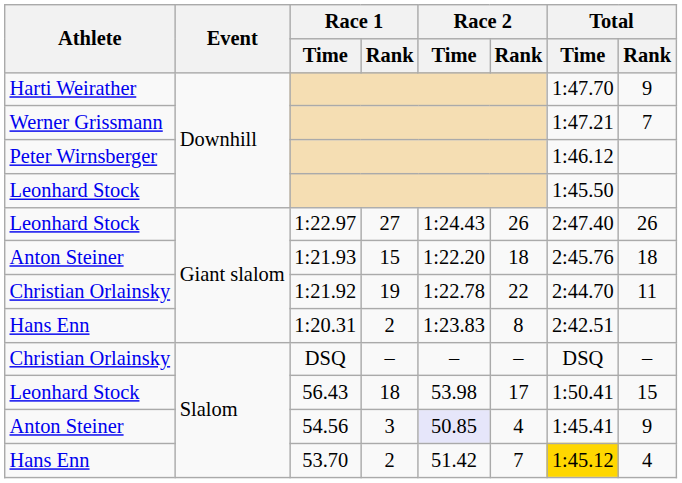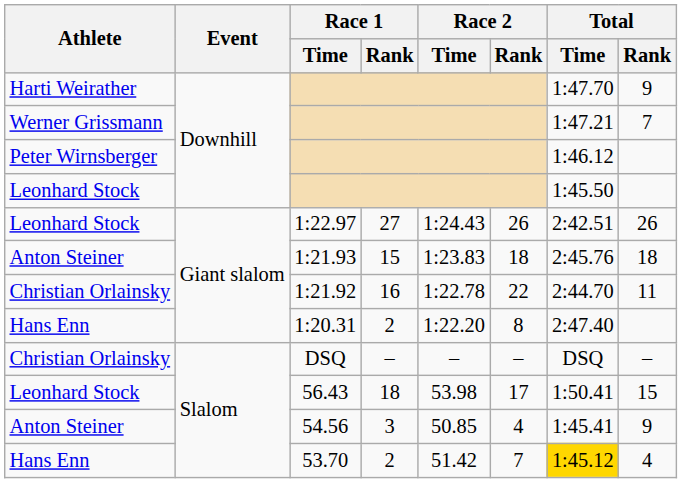(583, 224) 2:47.40 -> (583, 224) 2:42.51
(454, 257) 1:22.20 -> (454, 257) 1:23.83
(390, 291) 19 -> (390, 291) 16
(454, 325) 1:23.83 -> (454, 325) 1:22.20
(583, 325) 2:42.51 -> (583, 325) 2:47.40
(454, 426) lavender background -> (454, 426) no background
